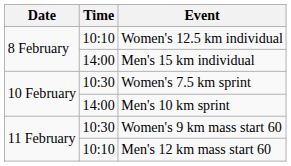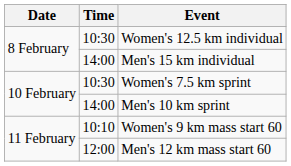(99, 37) 10:10 -> (99, 37) 10:30
(99, 127) 10:30 -> (99, 127) 10:10
(99, 149) 10:10 -> (99, 149) 12:00
